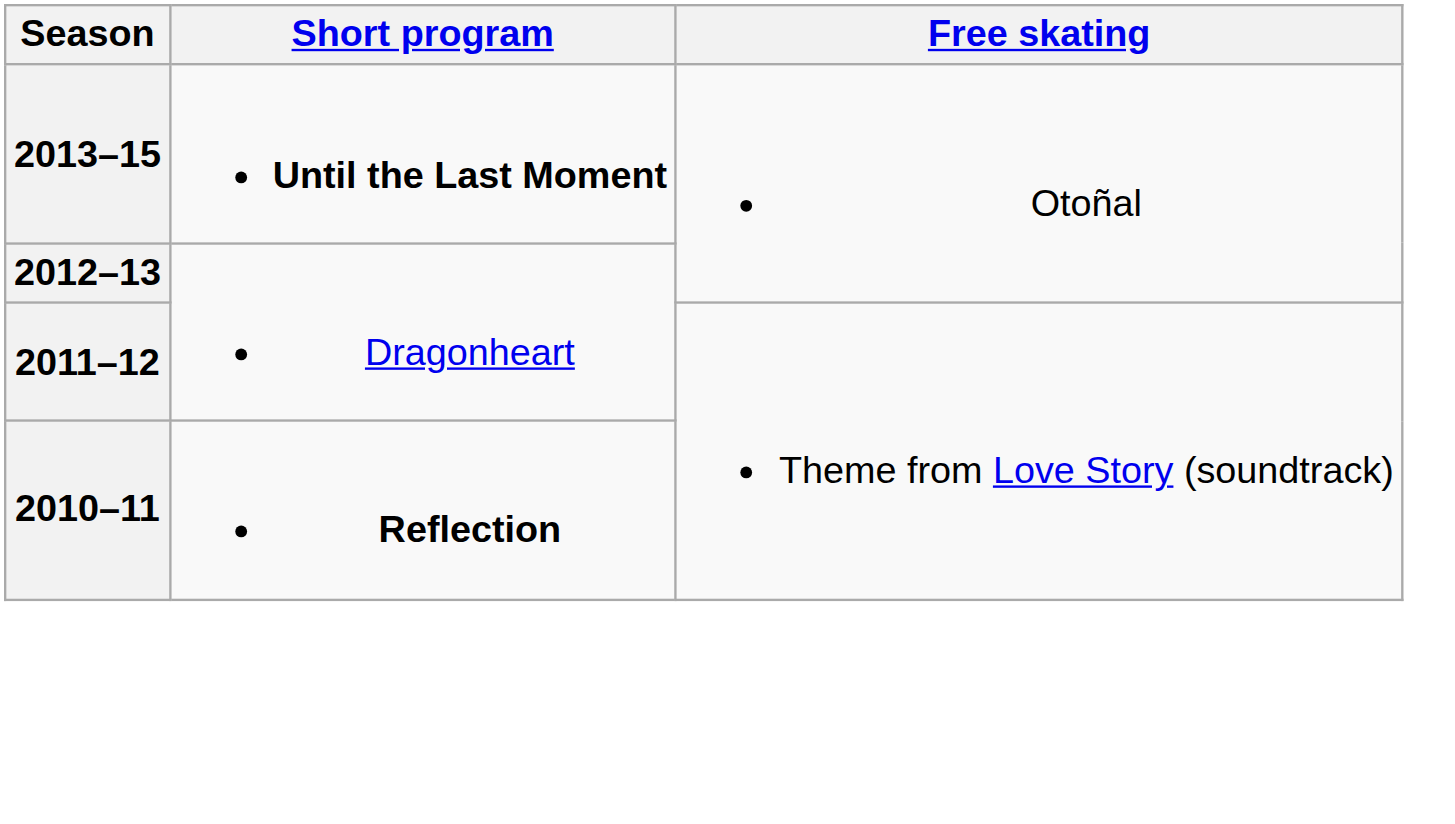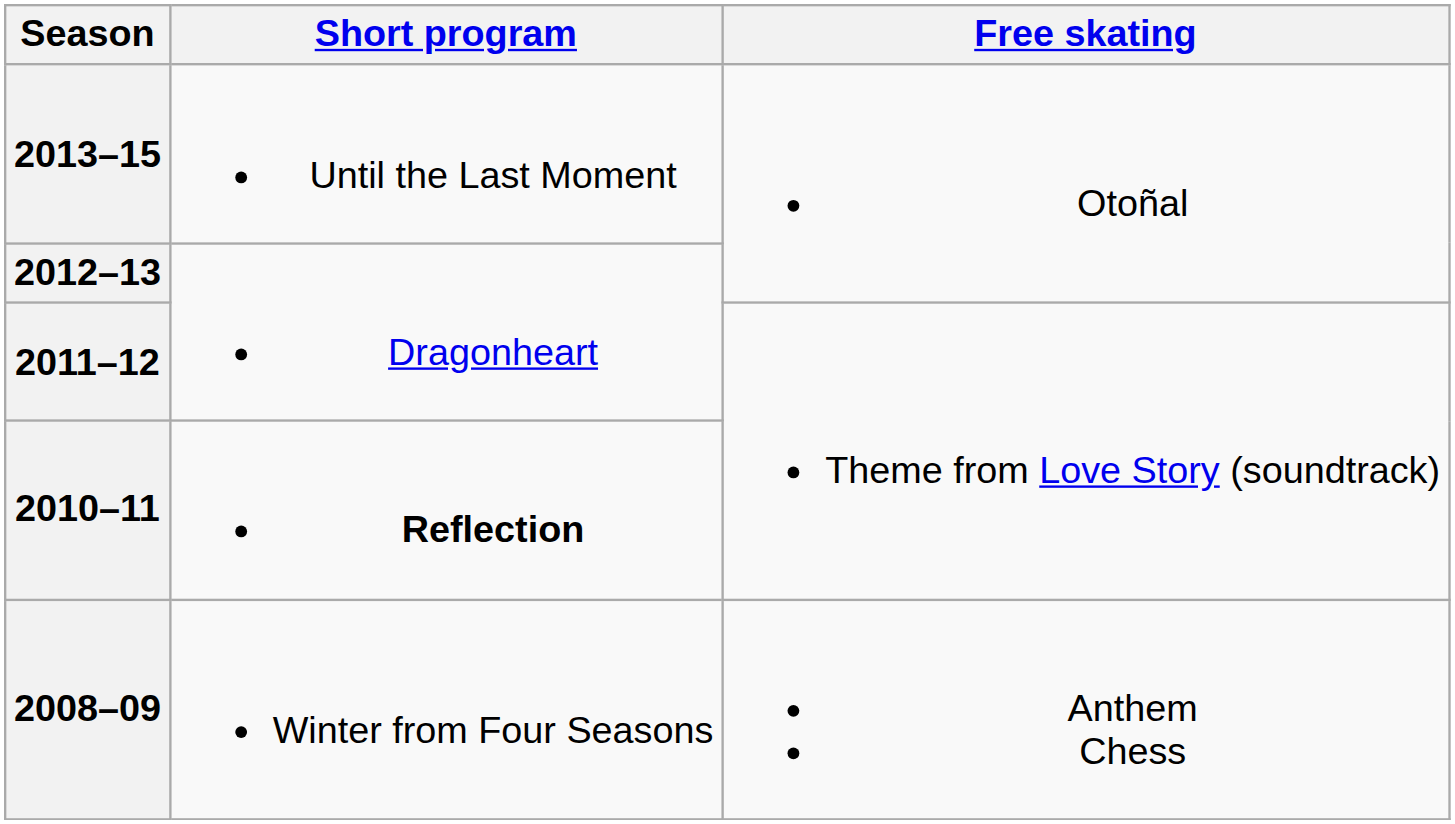(423, 175) bold -> (446, 175) normal
+ row: (87, 708)
